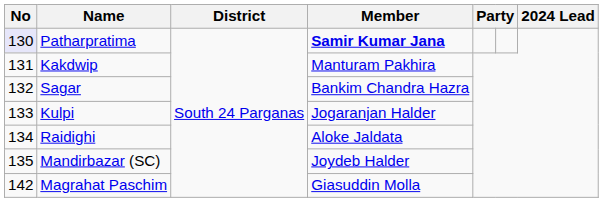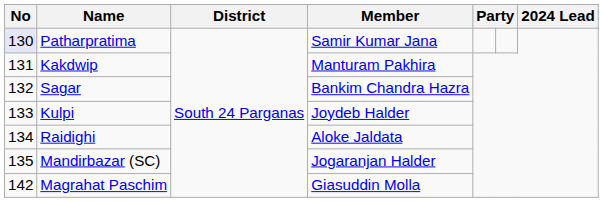(378, 40) bold -> (374, 40) normal
(373, 112) Jogaranjan Halder -> (360, 112) Joydeb Halder
(360, 161) Joydeb Halder -> (373, 161) Jogaranjan Halder
